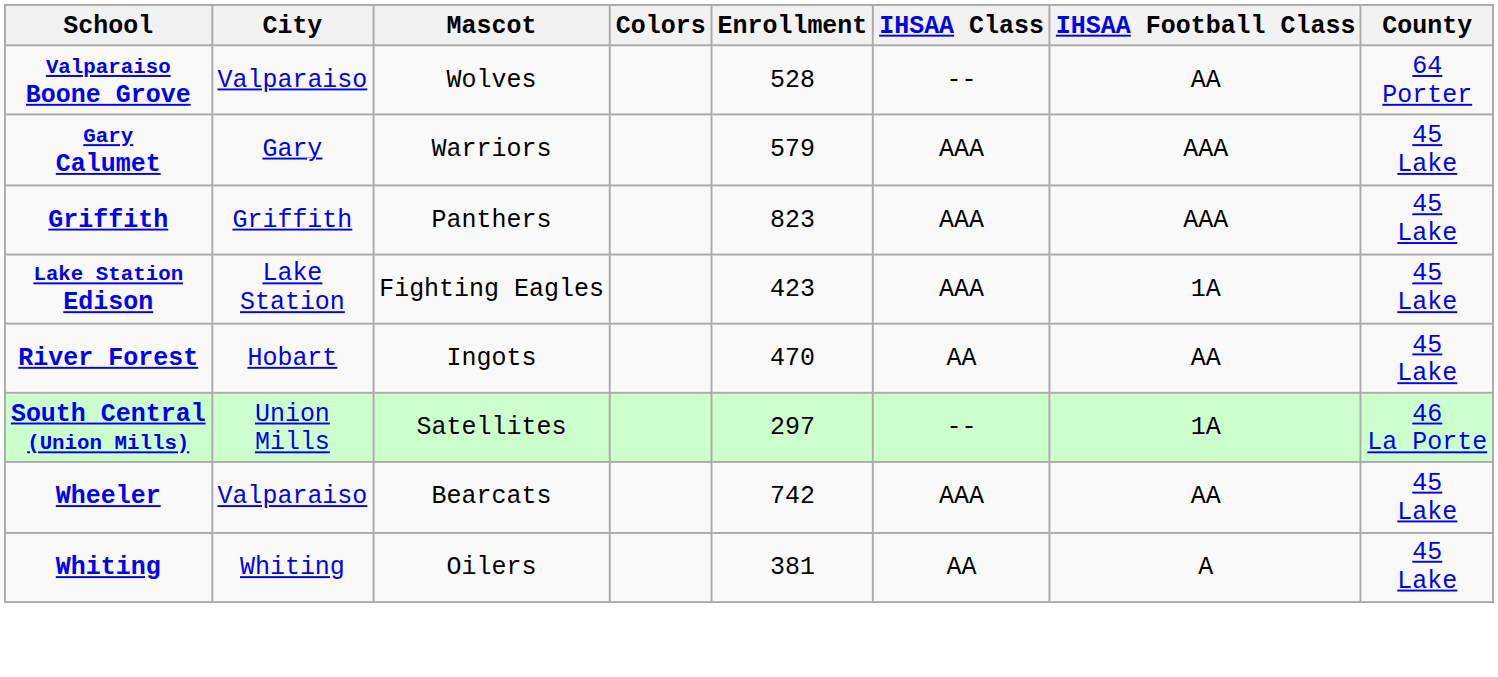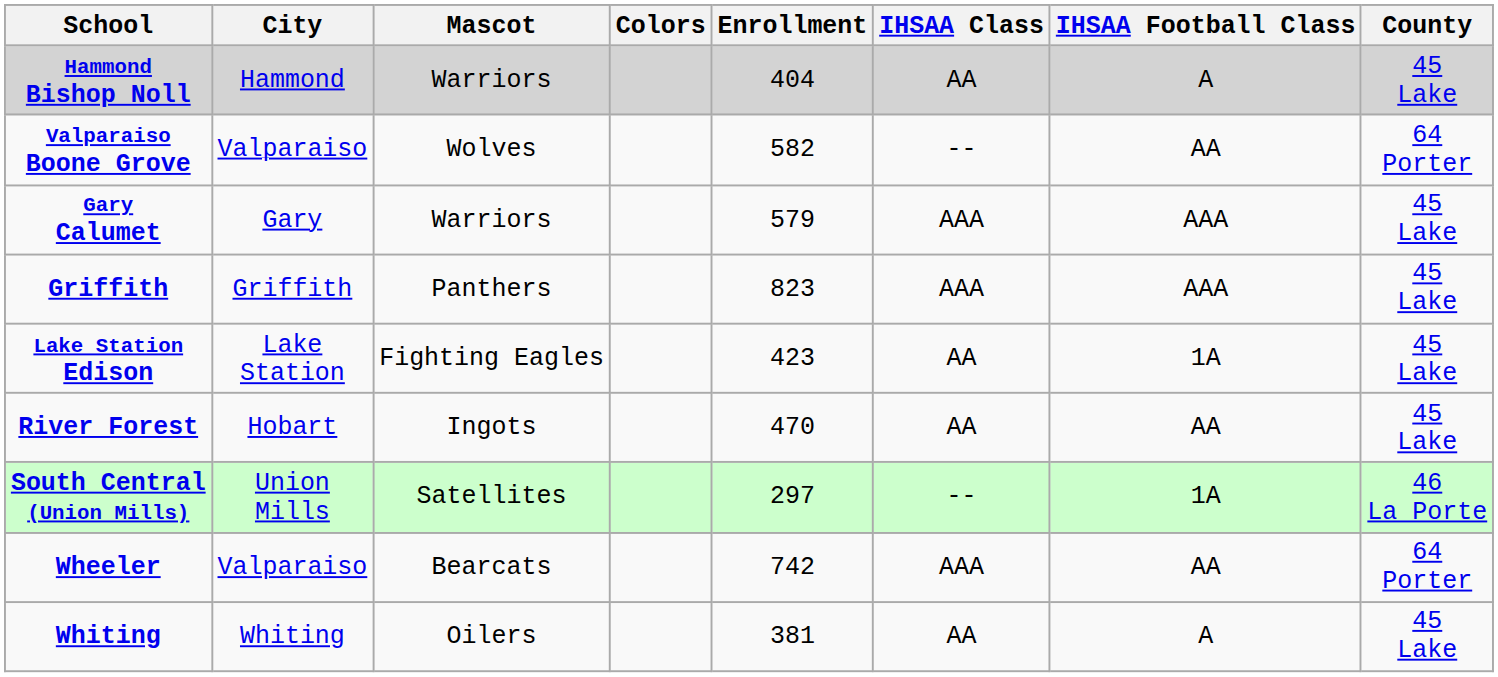+ row: (108, 80)
(792, 80) 528 -> (792, 150) 582
(962, 289) AAA -> (962, 358) AA
(1427, 497) 45 Lake -> (1427, 567) 64 Porter
